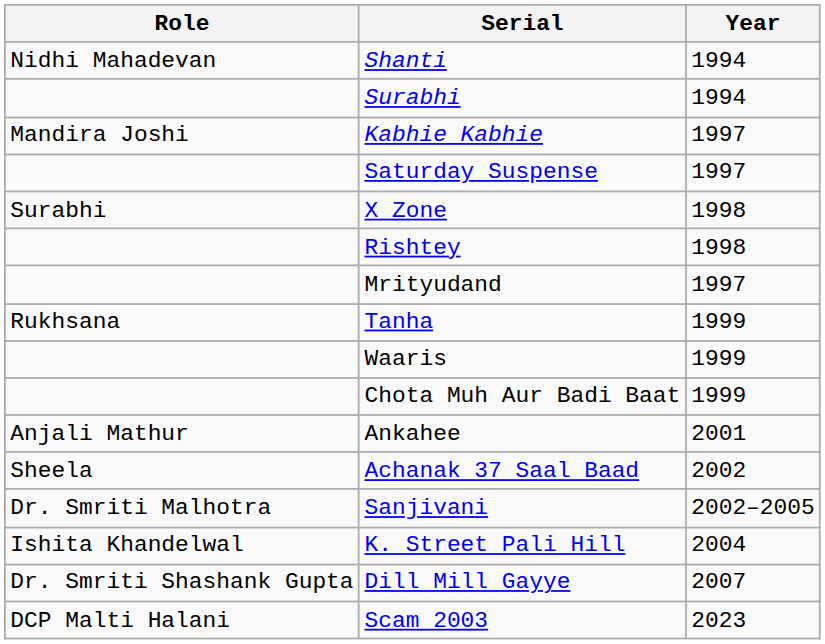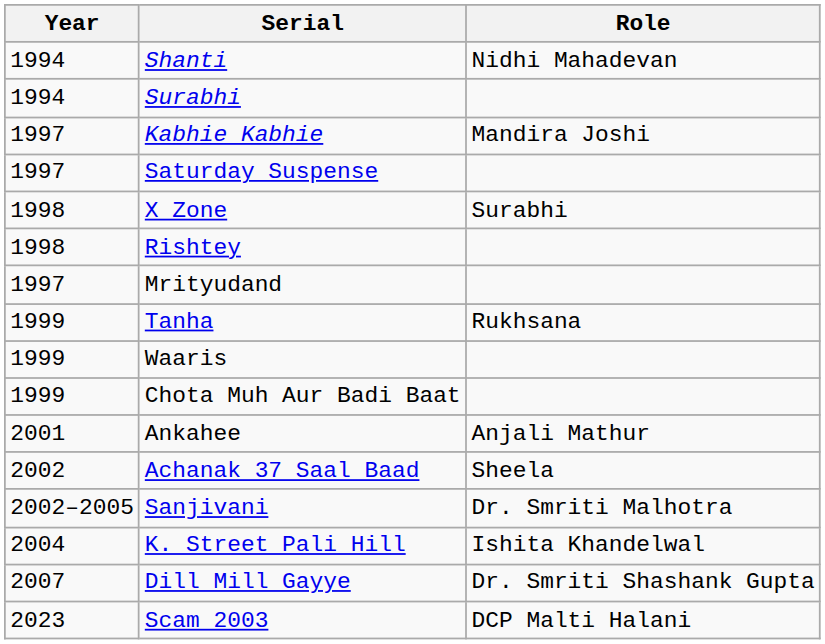columns swapped: (753, 24) <-> (182, 24)
